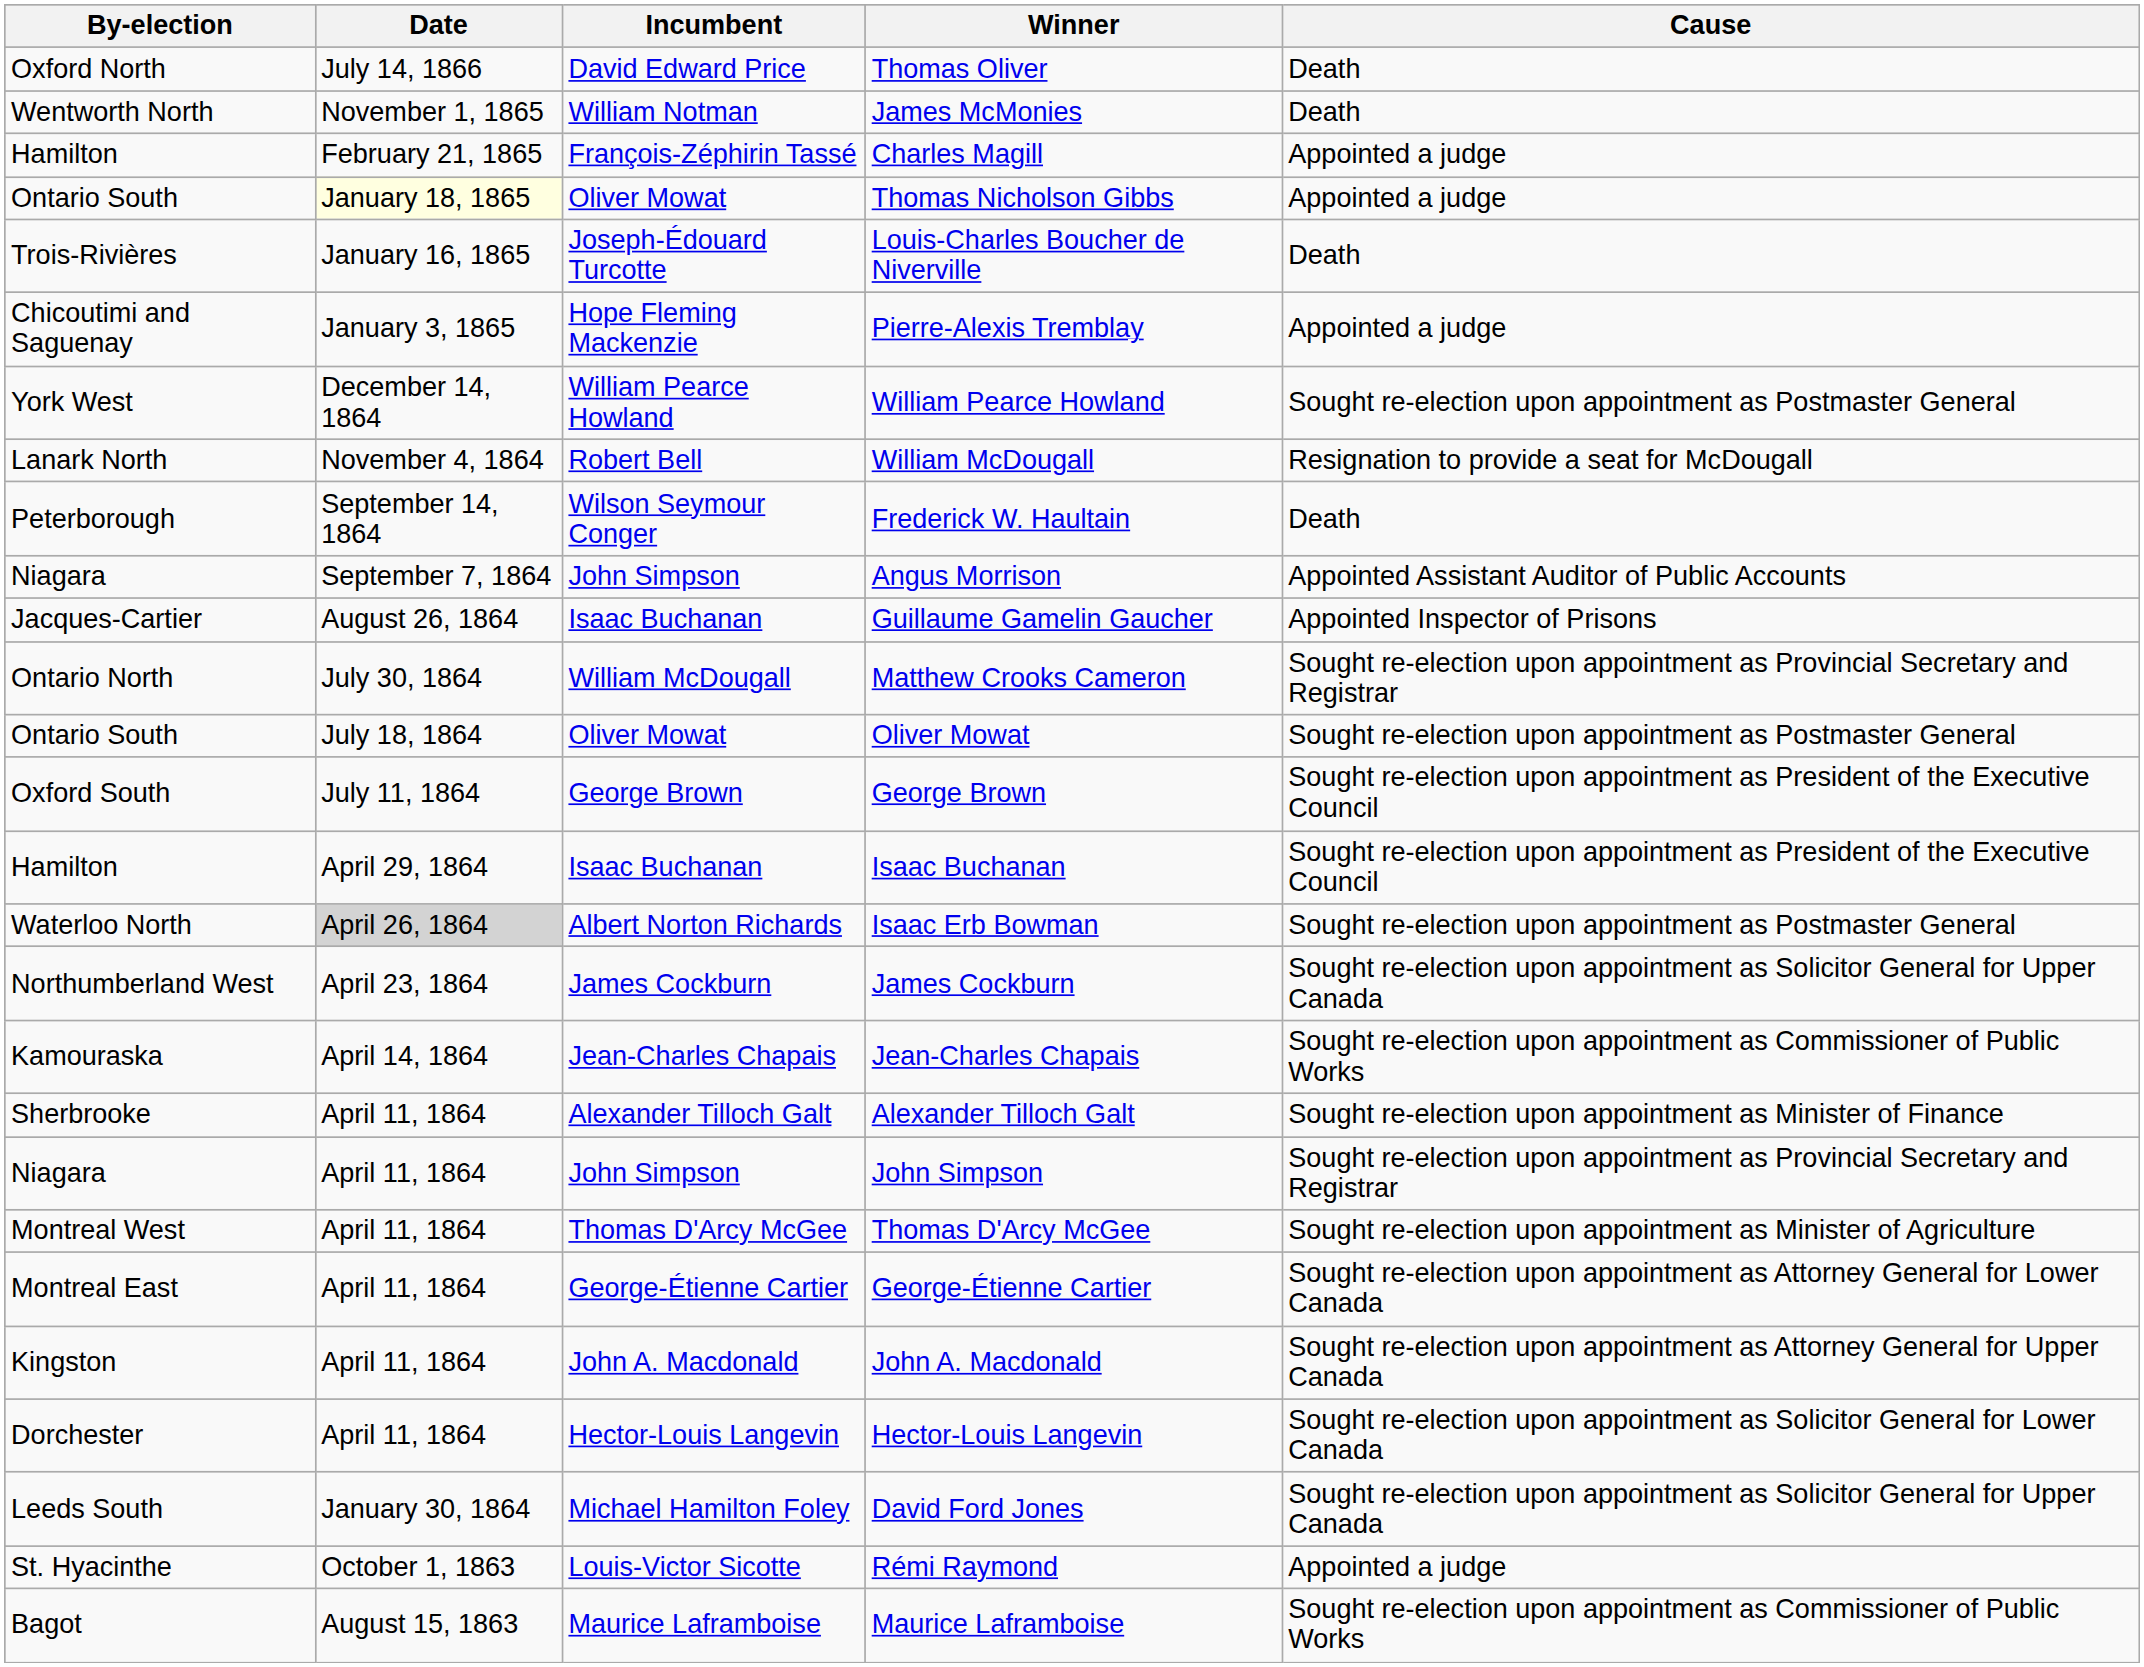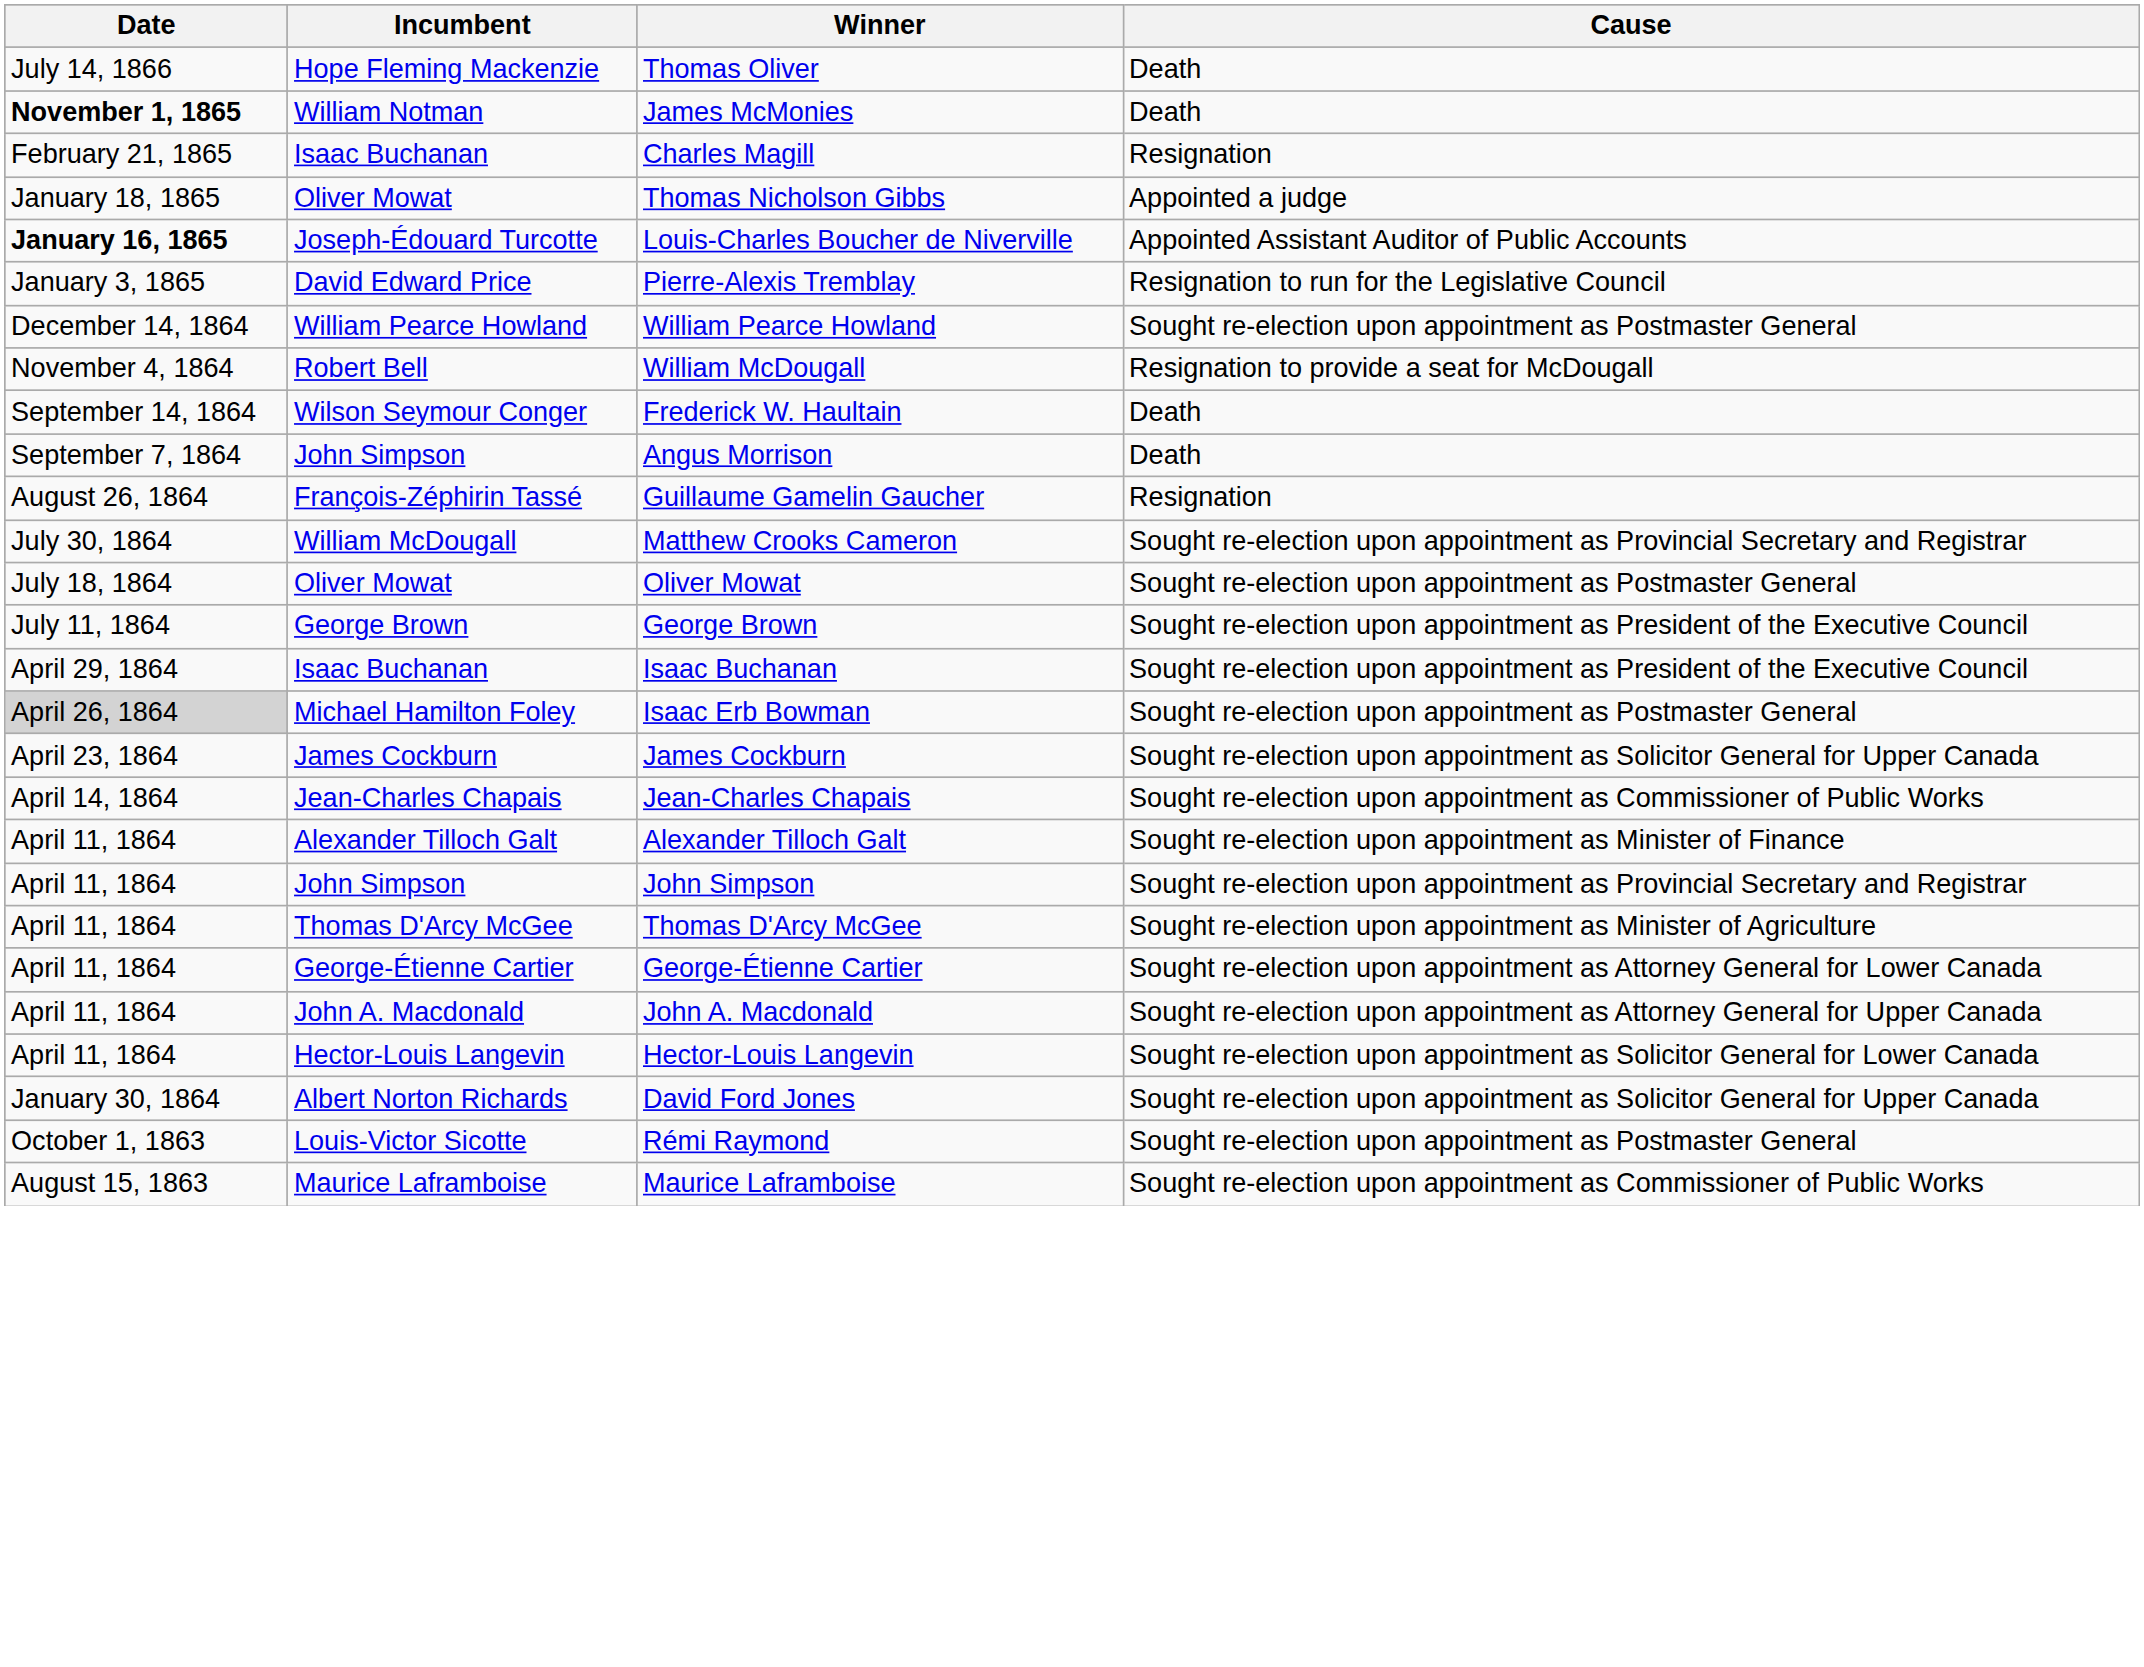- column: (160, 25)
(687, 68) David Edward Price -> (447, 68) Hope Fleming Mackenzie
(432, 111) normal -> (126, 111) bold
(712, 154) François-Zéphirin Tassé -> (391, 154) Isaac Buchanan
(1397, 154) Appointed a judge -> (1200, 154) Resignation
(426, 197) lightyellow background -> (116, 197) no background
(426, 255) normal -> (119, 240) bold
(1324, 255) Death -> (1408, 240) Appointed Assistant Auditor of Public Accounts
(653, 328) Hope Fleming Mackenzie -> (413, 283) David Edward Price
(1397, 328) Appointed a judge -> (1397, 283) Resignation to run for the Legislative Council
(1567, 576) Appointed Assistant Auditor of Public Accounts -> (1165, 454) Death
(665, 619) Isaac Buchanan -> (438, 497) François-Zéphirin Tassé
(1472, 619) Appointed Inspector of Prisons -> (1200, 497) Resignation
(705, 925) Albert Norton Richards -> (435, 712) Michael Hamilton Foley
(709, 1508) Michael Hamilton Foley -> (431, 1098) Albert Norton Richards
(1397, 1566) Appointed a judge -> (1493, 1140) Sought re-election upon appointment as Postmaster General
